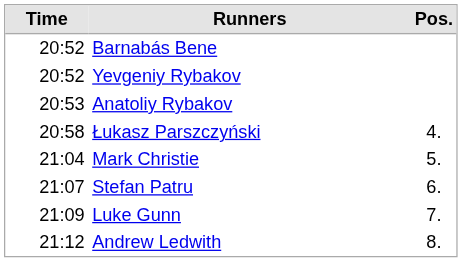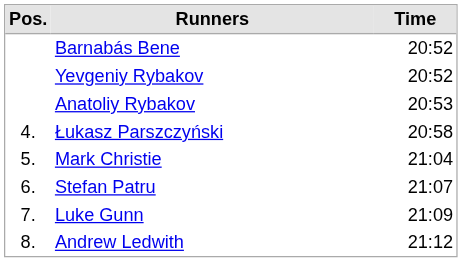columns swapped: (434, 19) <-> (47, 19)
